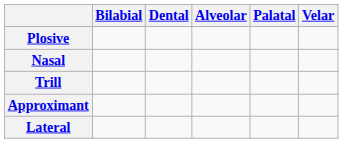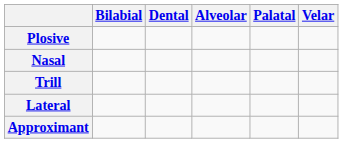rows swapped: (48, 104) <-> (48, 127)
